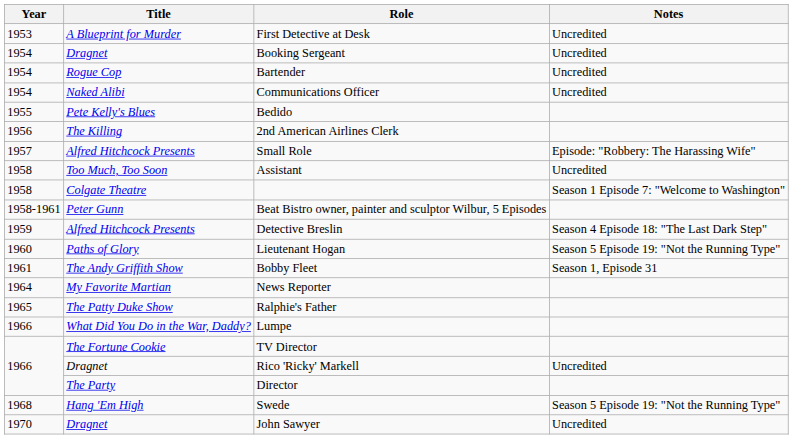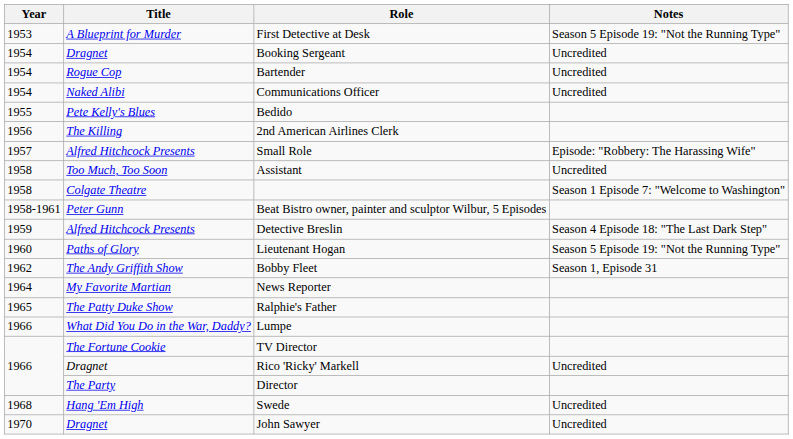(579, 33) Uncredited -> (666, 33) Season 5 Episode 19: "Not the Running Type"
(20, 268) 1961 -> (20, 268) 1962
(666, 405) Season 5 Episode 19: "Not the Running Type" -> (579, 405) Uncredited
